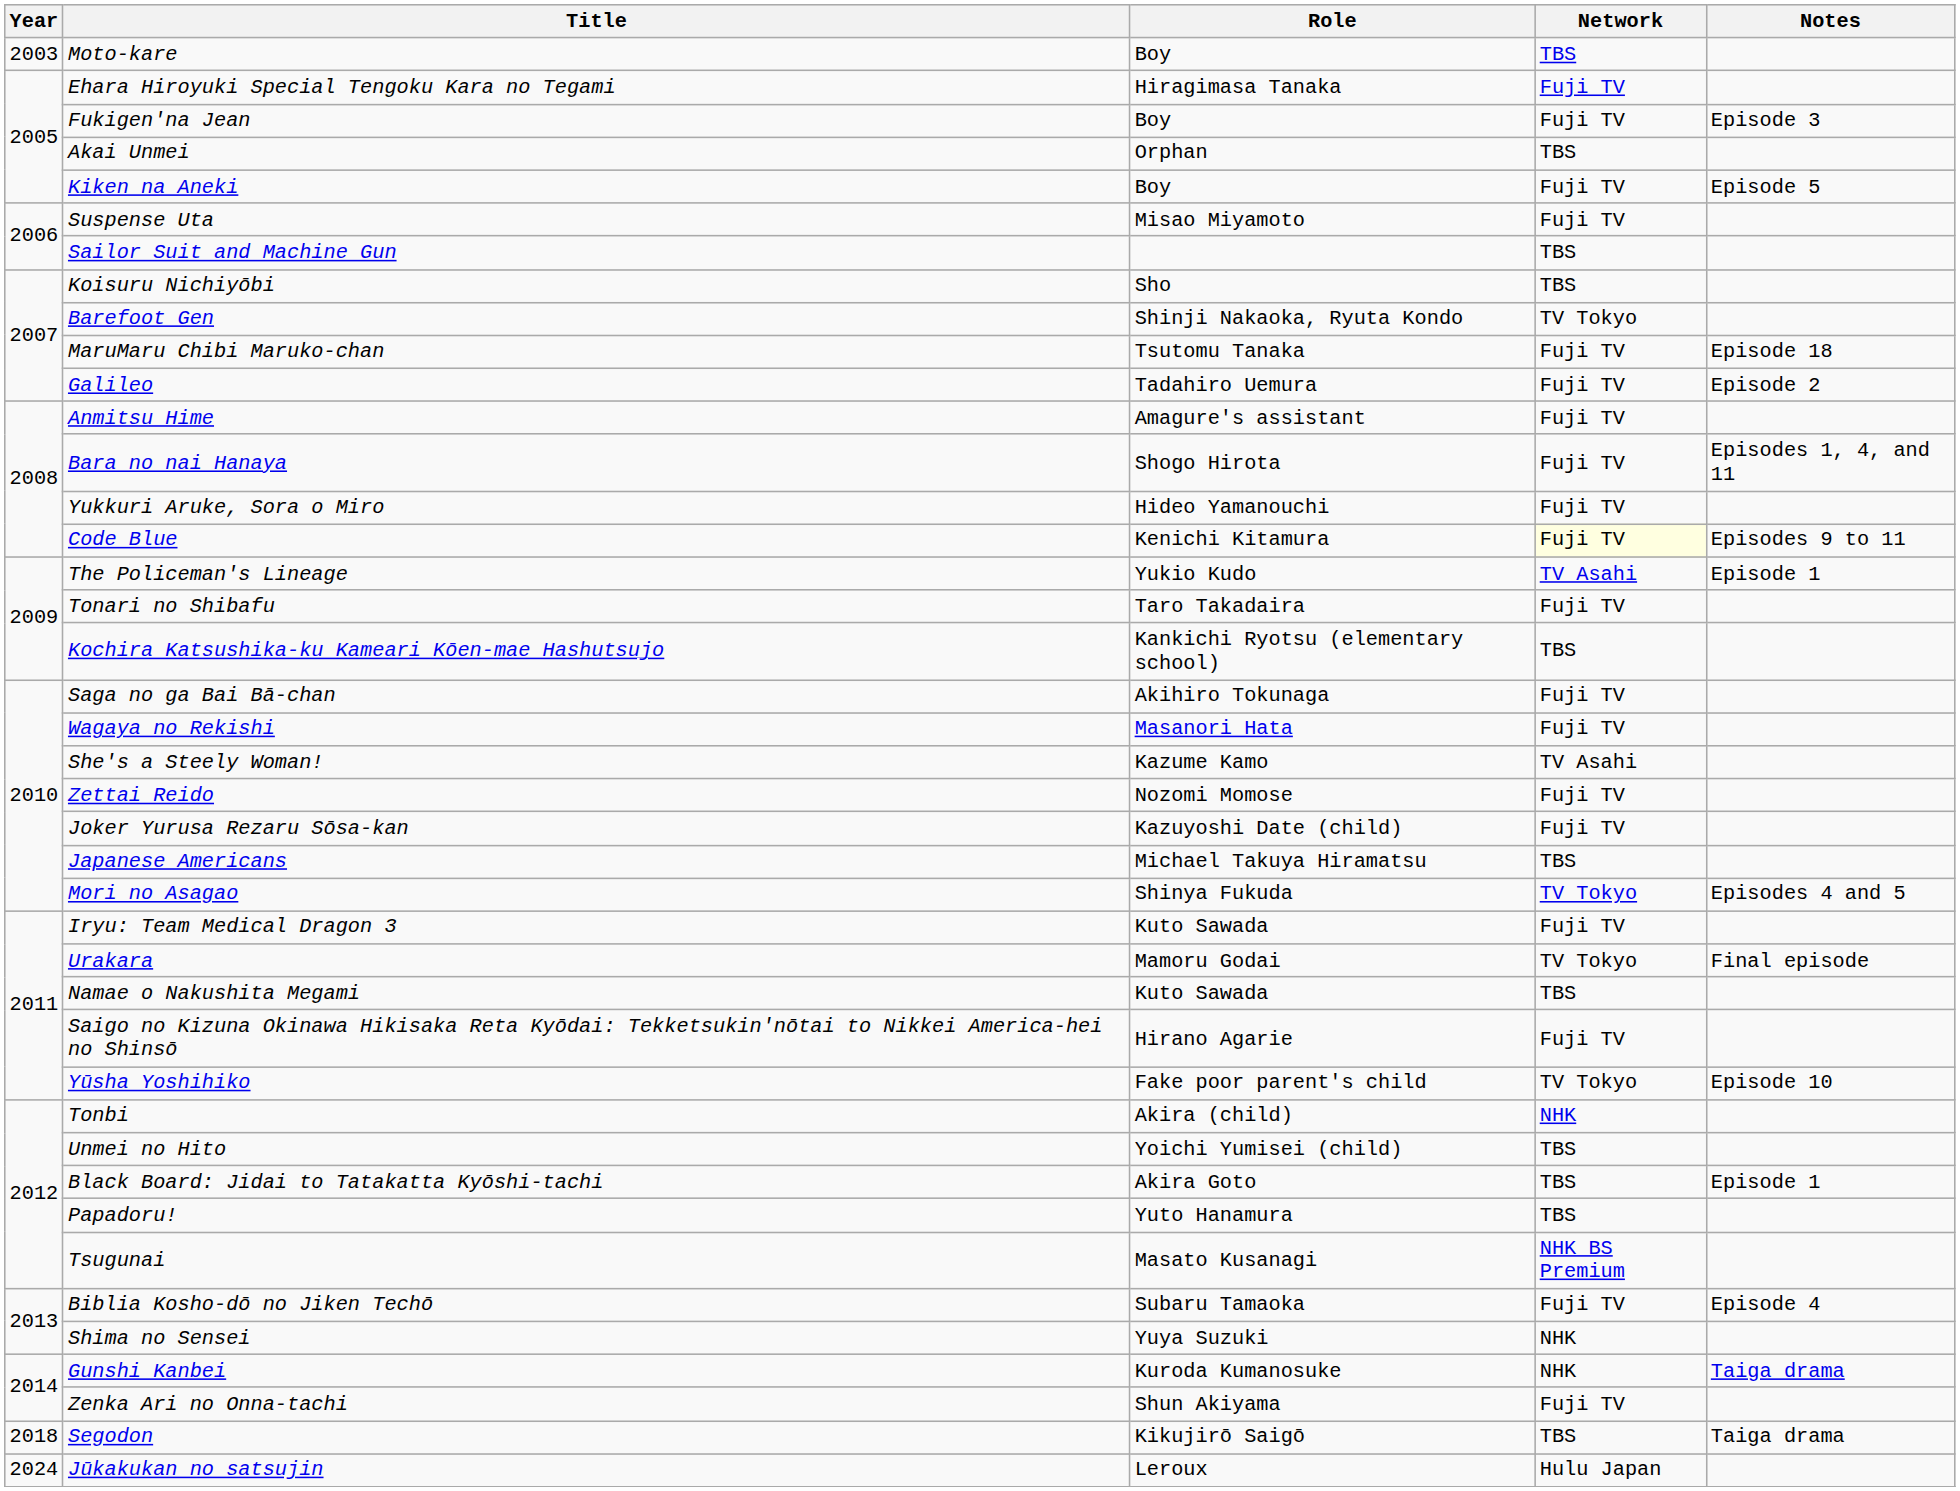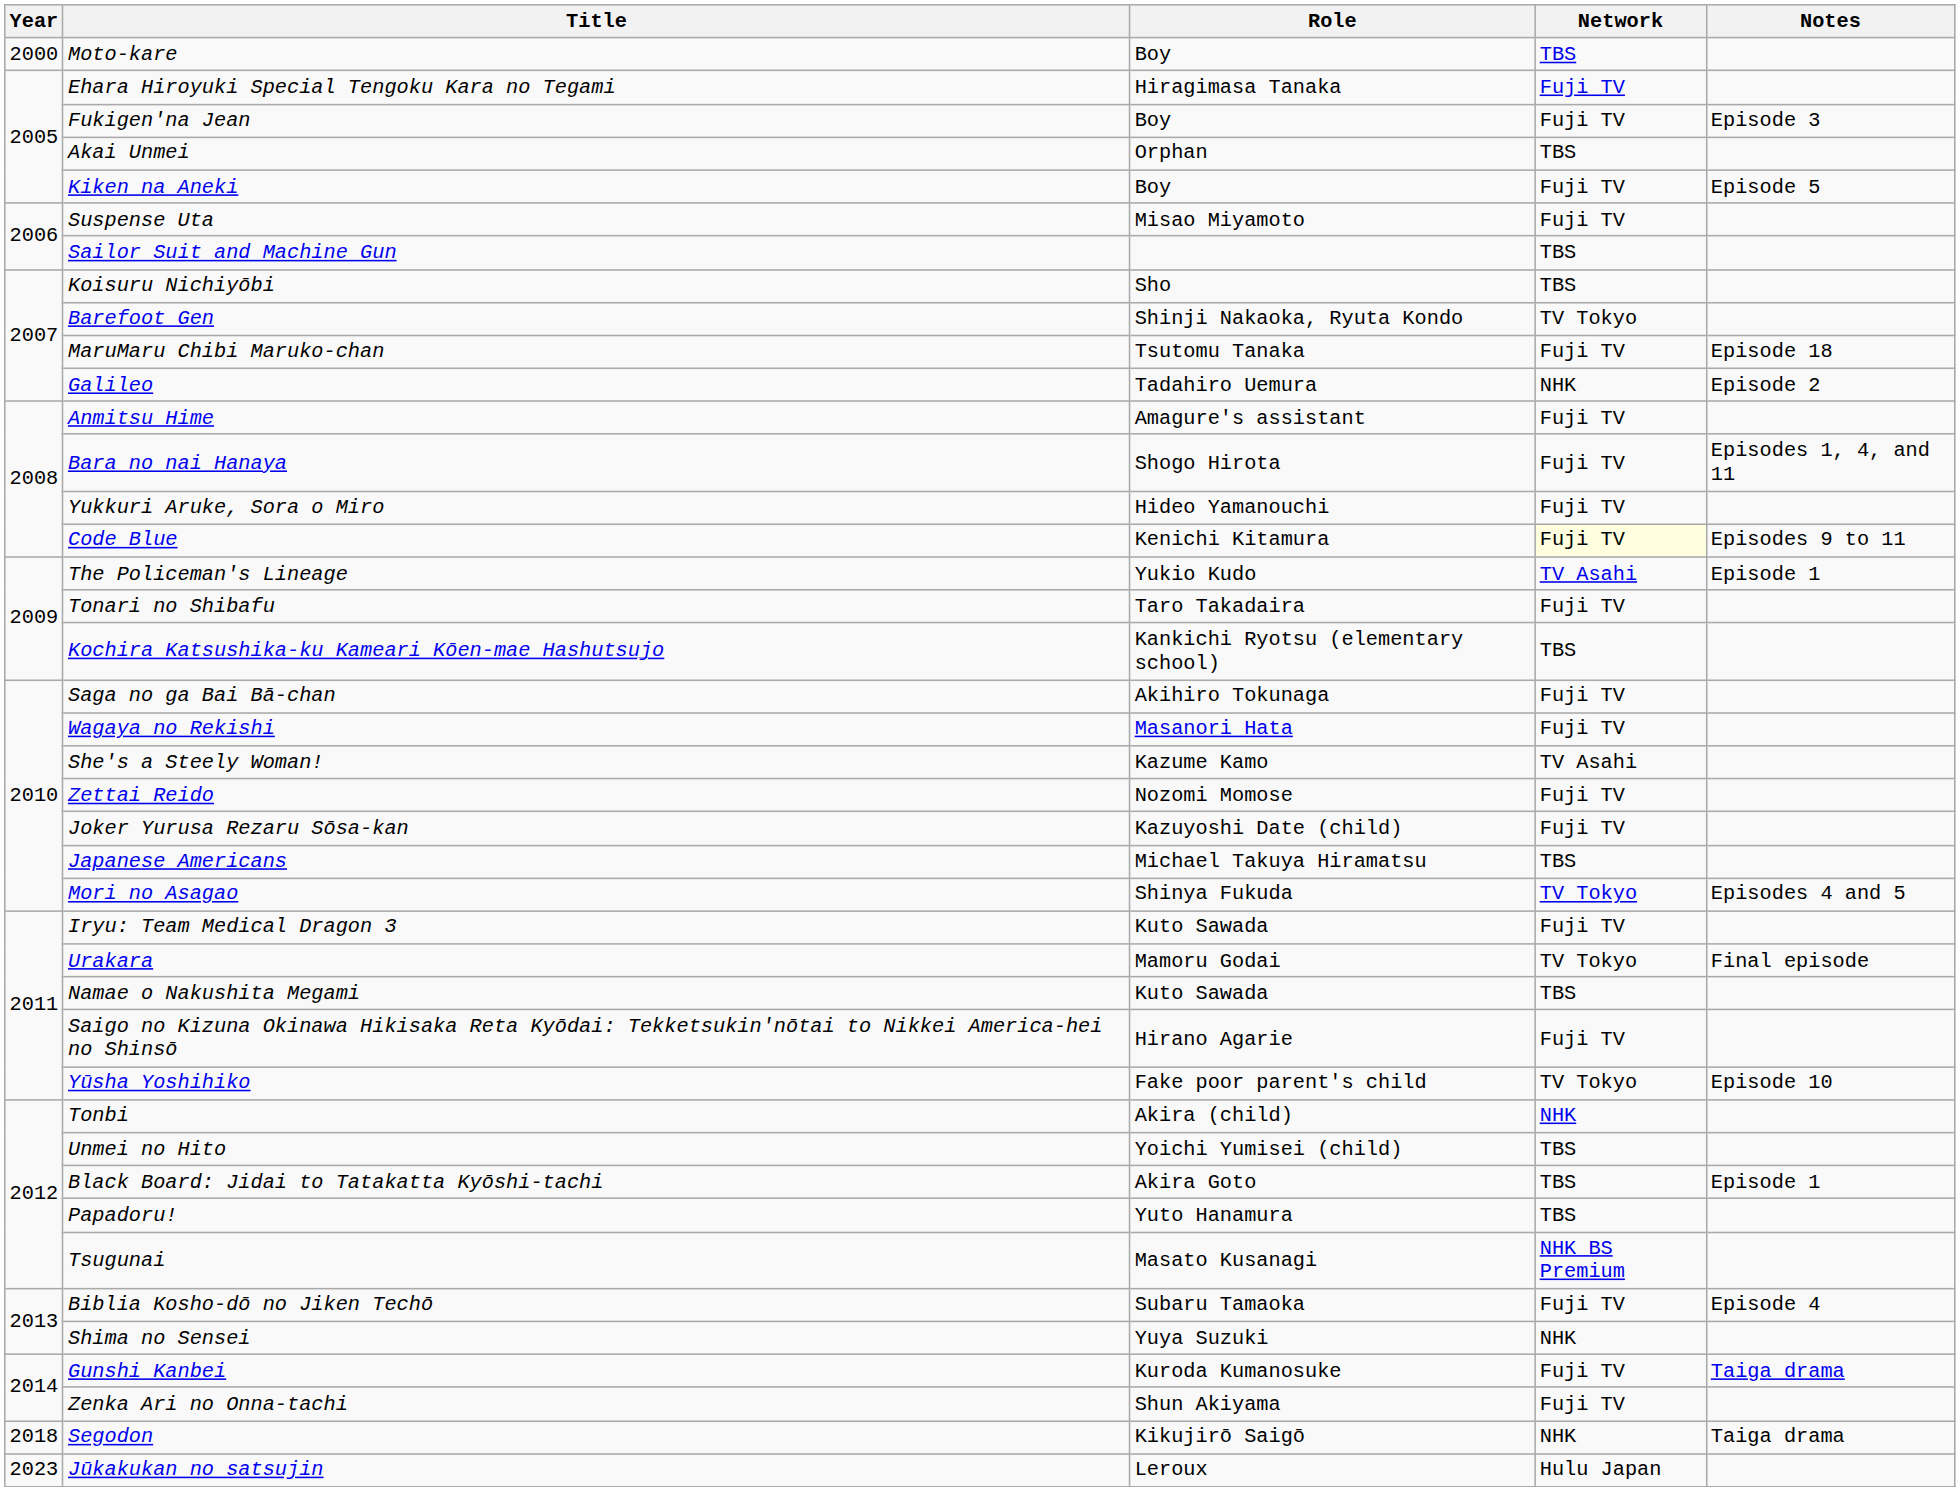(34, 54) 2003 -> (34, 54) 2000
(1582, 385) Fuji TV -> (1558, 385) NHK
(1558, 1371) NHK -> (1582, 1371) Fuji TV
(1558, 1437) TBS -> (1558, 1437) NHK
(34, 1470) 2024 -> (34, 1470) 2023
